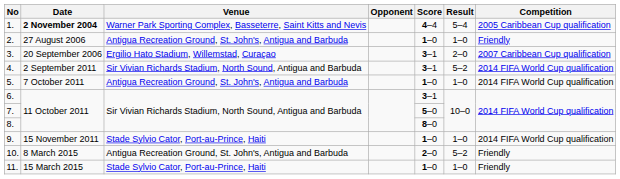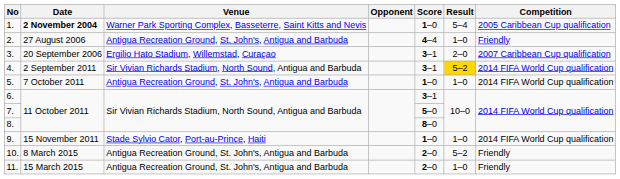(430, 25) 4–4 -> (430, 25) 1–0
(430, 39) 1–0 -> (430, 39) 4–4
(460, 68) no background -> (460, 68) gold background
(186, 167) Stade Sylvio Cator, Port-au-Prince, Haiti -> (227, 167) Antigua Recreation Ground, St. John's, Antigua and Barbuda
(430, 167) 1–0 -> (430, 167) 2–0
